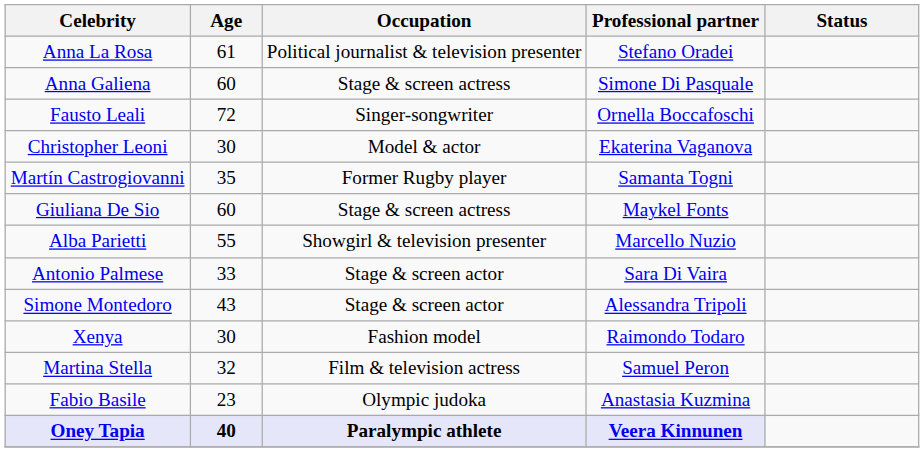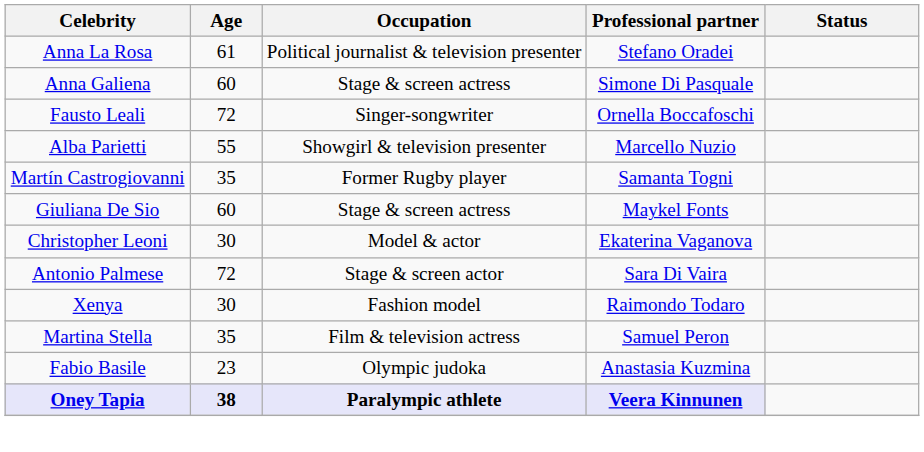rows swapped: (98, 146) <-> (98, 241)
(226, 272) 33 -> (226, 272) 72
- row: (98, 304)
(226, 367) 32 -> (226, 336) 35
(226, 430) 40 -> (226, 399) 38
